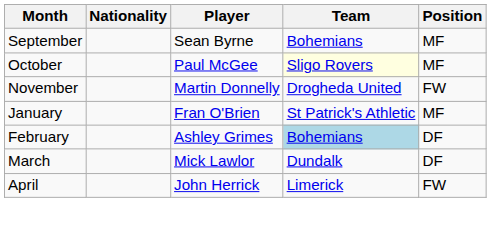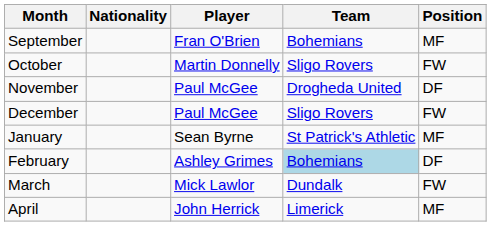(214, 40) Sean Byrne -> (217, 40) Fran O'Brien
(216, 64) Paul McGee -> (227, 64) Martin Donnelly
(330, 64) lightyellow background -> (330, 64) no background
(433, 64) MF -> (434, 64) FW
(227, 88) Martin Donnelly -> (216, 88) Paul McGee
(434, 88) FW -> (433, 88) DF
+ row: (43, 112)
(217, 112) Fran O'Brien -> (214, 137) Sean Byrne
(433, 161) DF -> (434, 185) FW
(434, 185) FW -> (433, 209) MF
